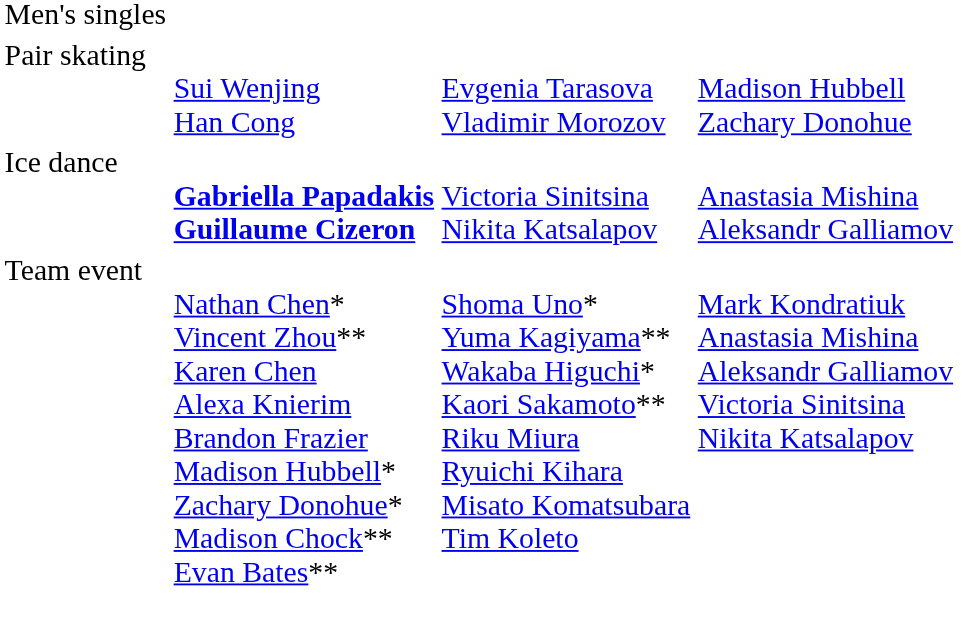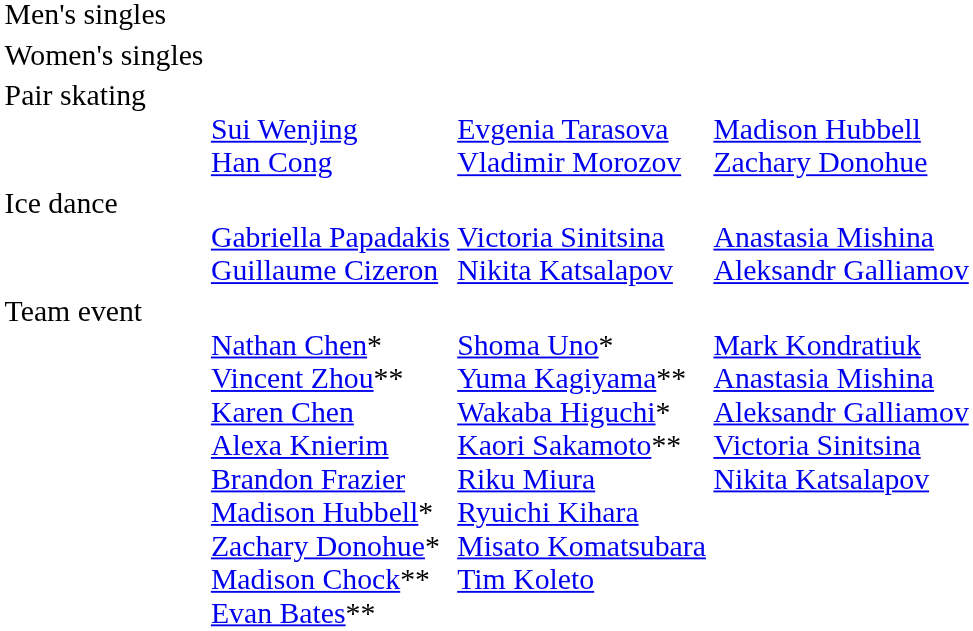+ row: (104, 54)
(304, 212) bold -> (330, 253) normal
